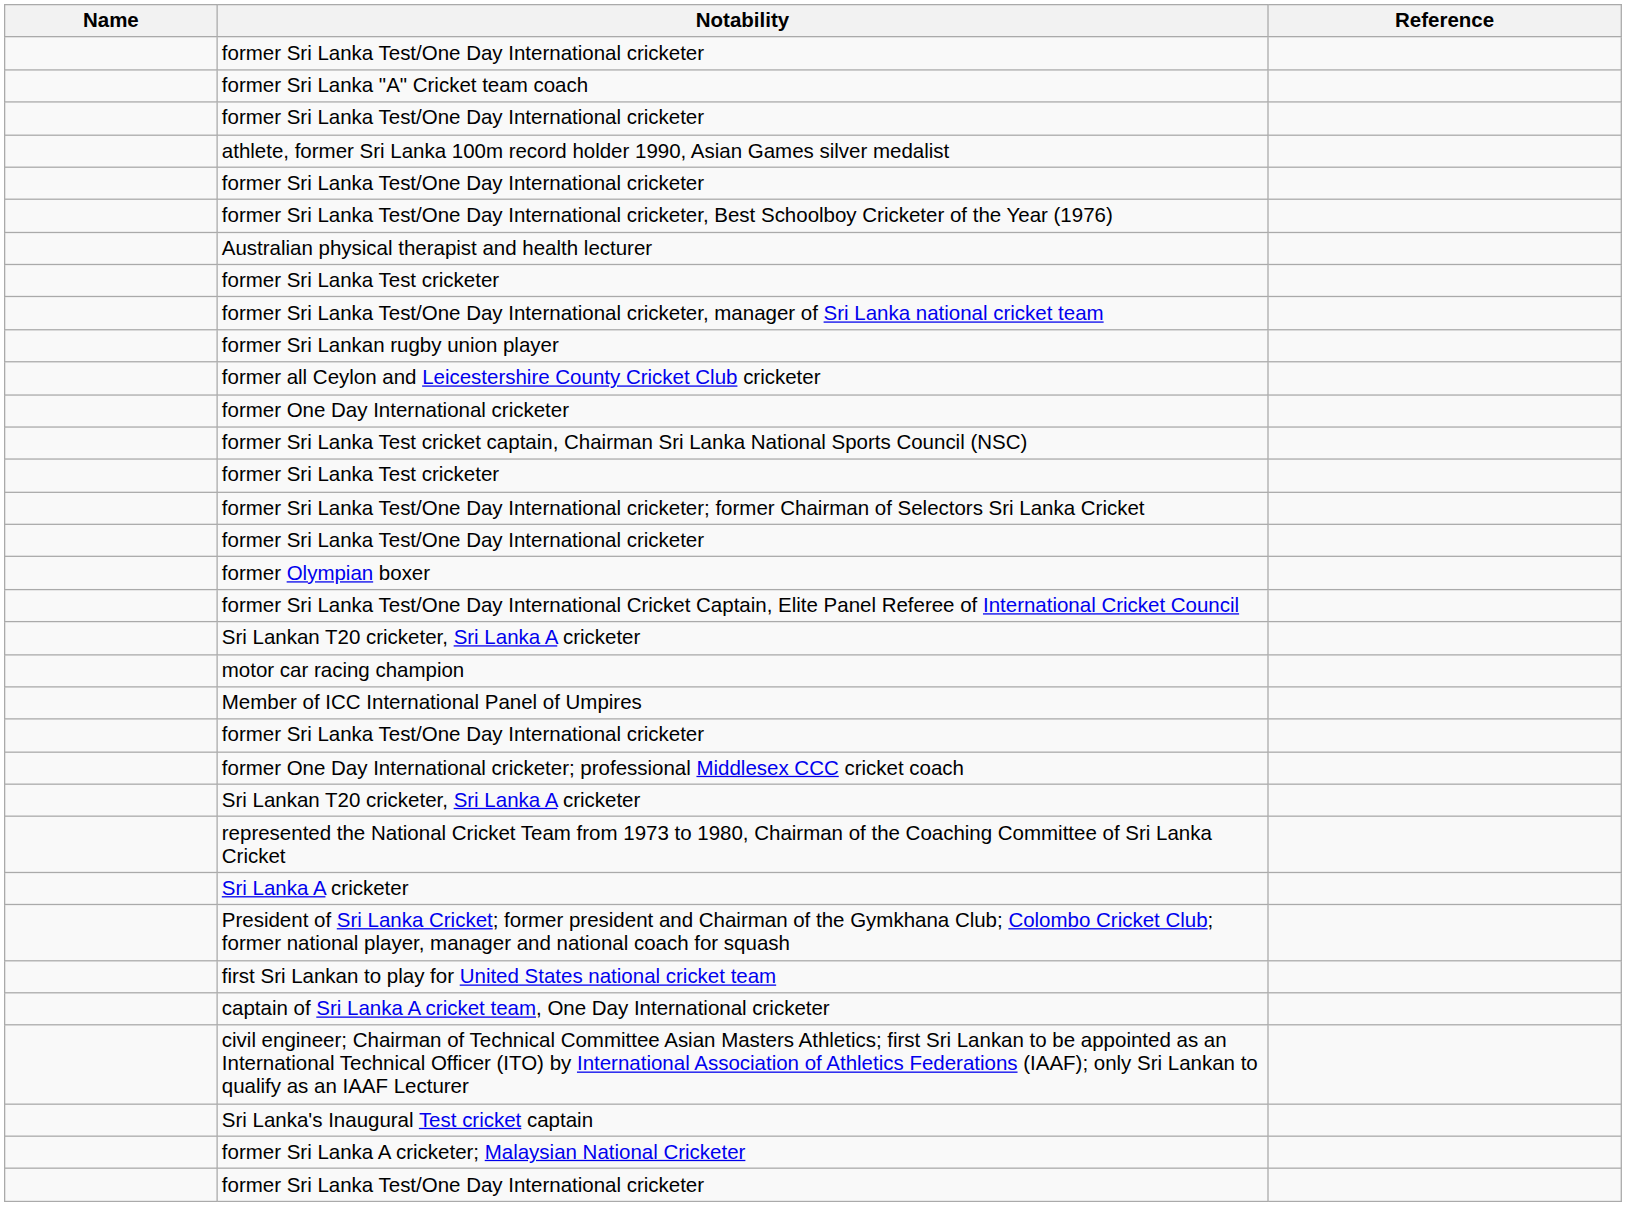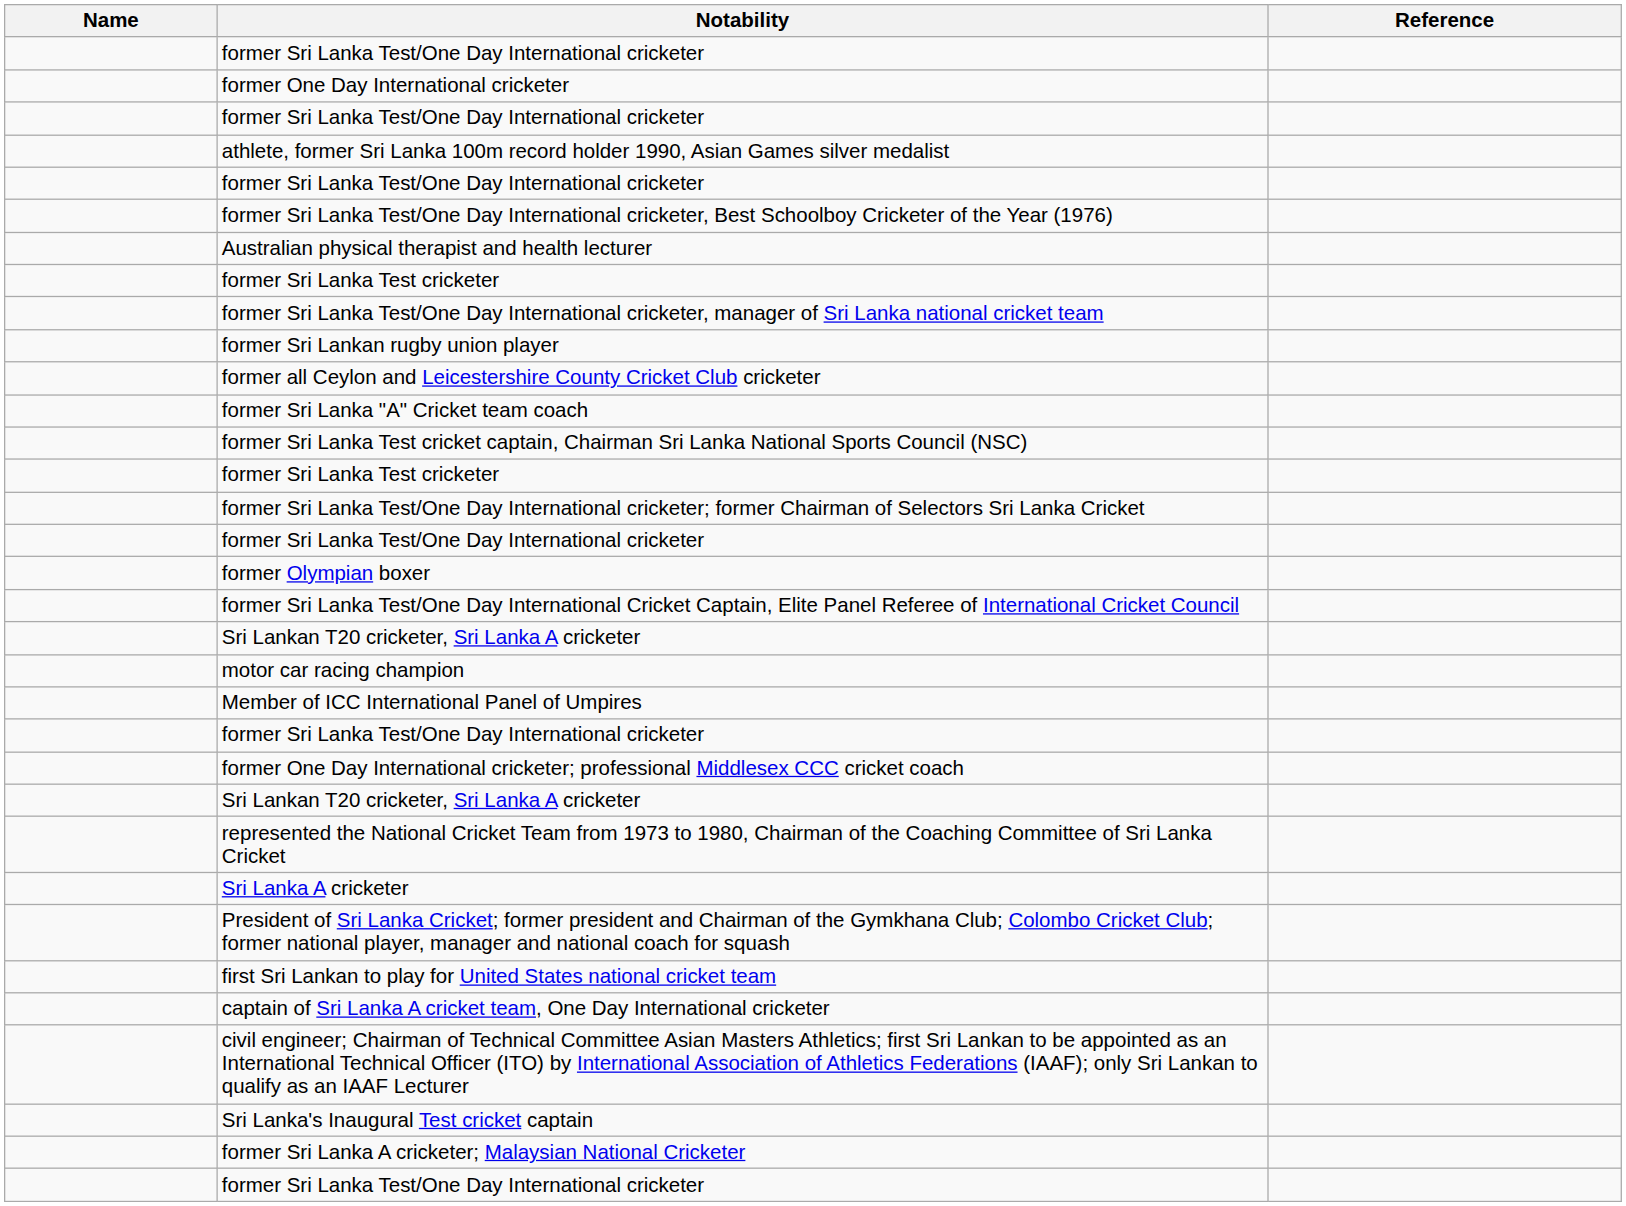rows swapped: (111, 86) <-> (111, 411)
